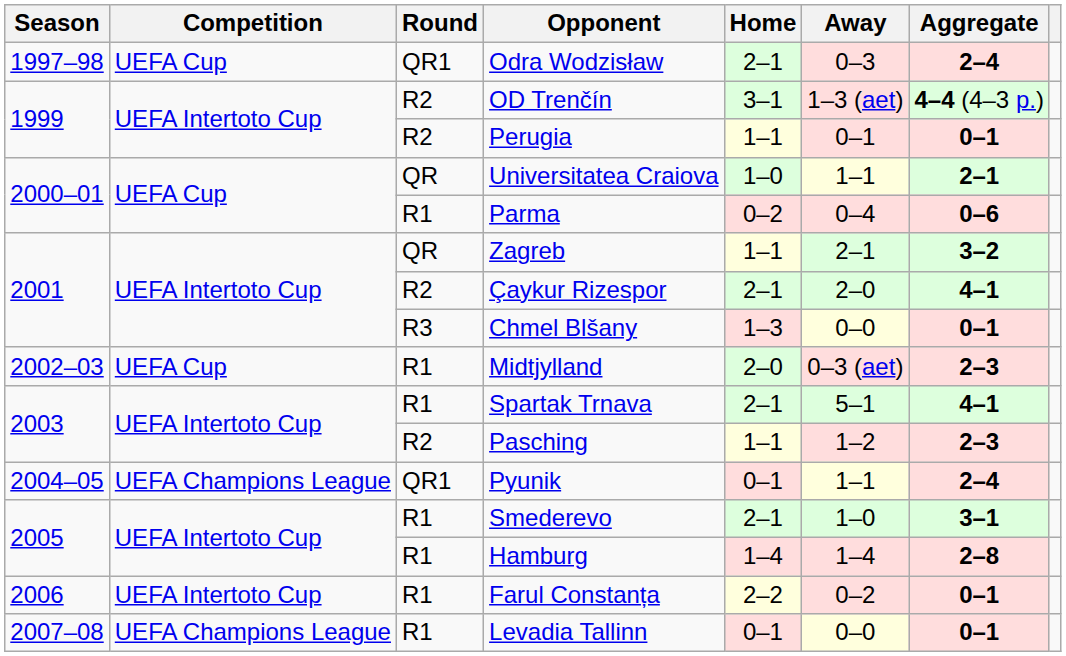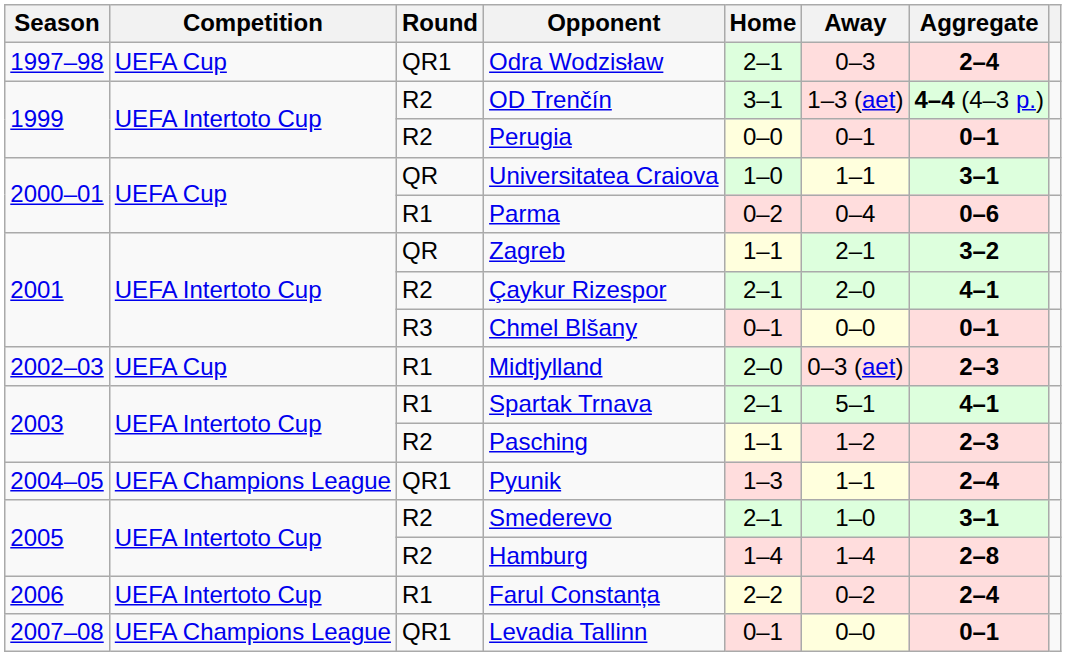(763, 137) 1–1 -> (763, 137) 0–0
(979, 175) 2–1 -> (979, 175) 3–1
(763, 328) 1–3 -> (763, 328) 0–1
(763, 480) 0–1 -> (763, 480) 1–3
(417, 518) R1 -> (417, 518) R2
(417, 556) R1 -> (417, 556) R2
(979, 594) 0–1 -> (979, 594) 2–4
(417, 632) R1 -> (427, 632) QR1
